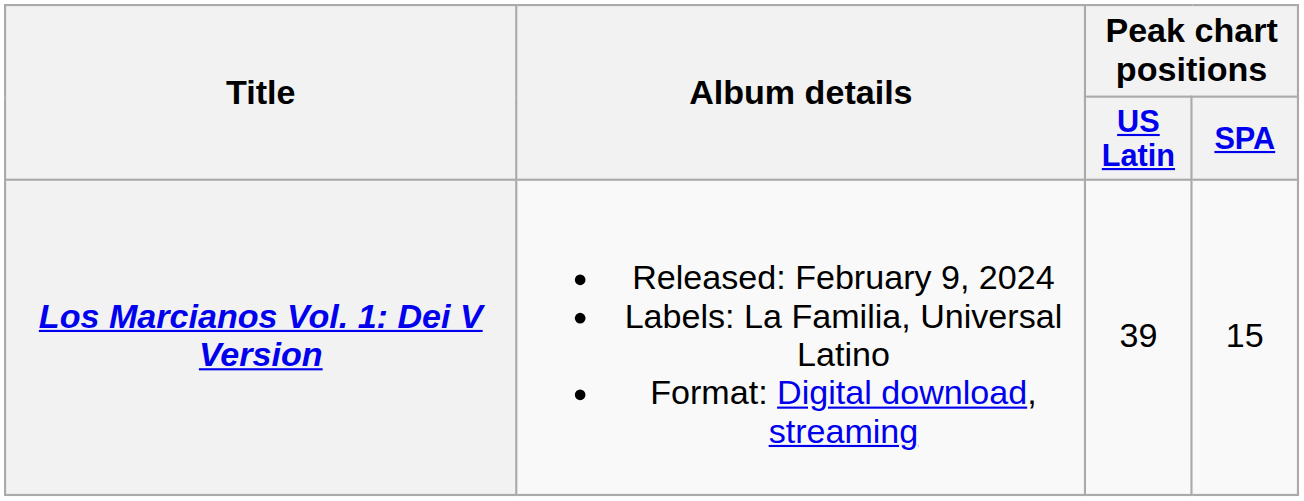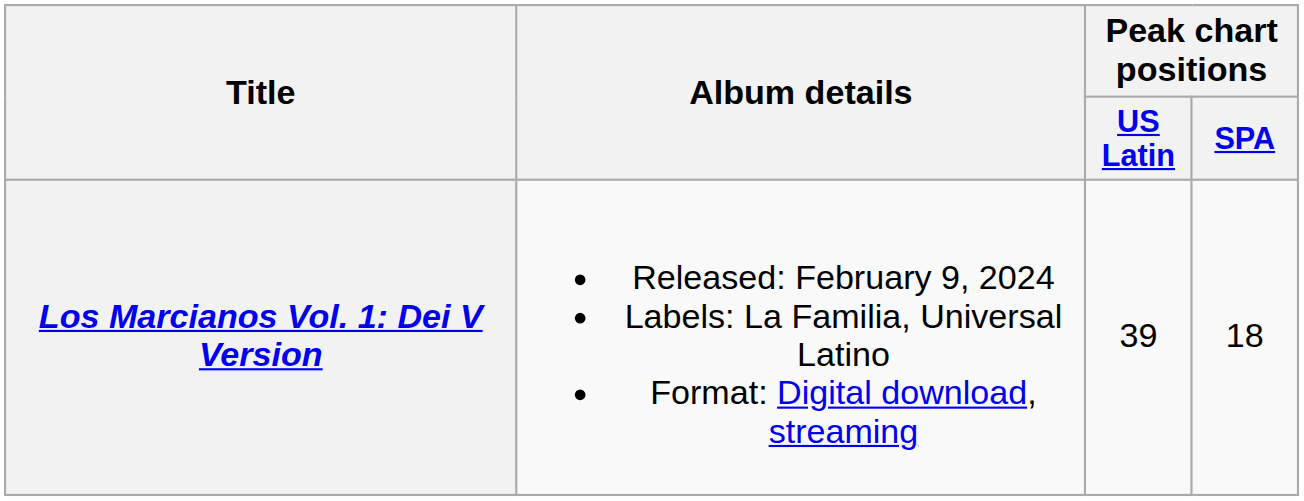(1245, 336) 15 -> (1245, 336) 18
